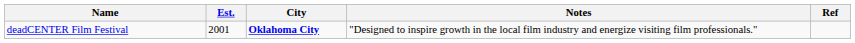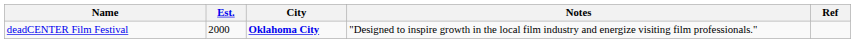(219, 30) 2001 -> (219, 30) 2000
